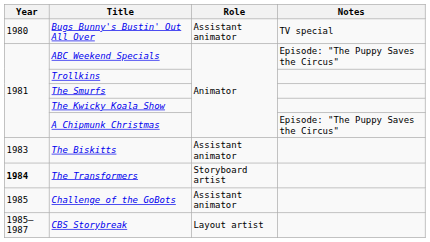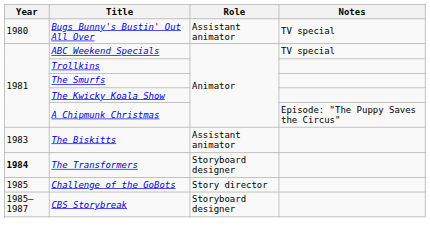(347, 56) Episode: "The Puppy Saves the Circus" -> (308, 51) TV special
(220, 175) Storyboard artist -> (219, 165) Storyboard designer
(218, 200) Assistant animator -> (230, 185) Story director
(229, 225) Layout artist -> (219, 204) Storyboard designer
